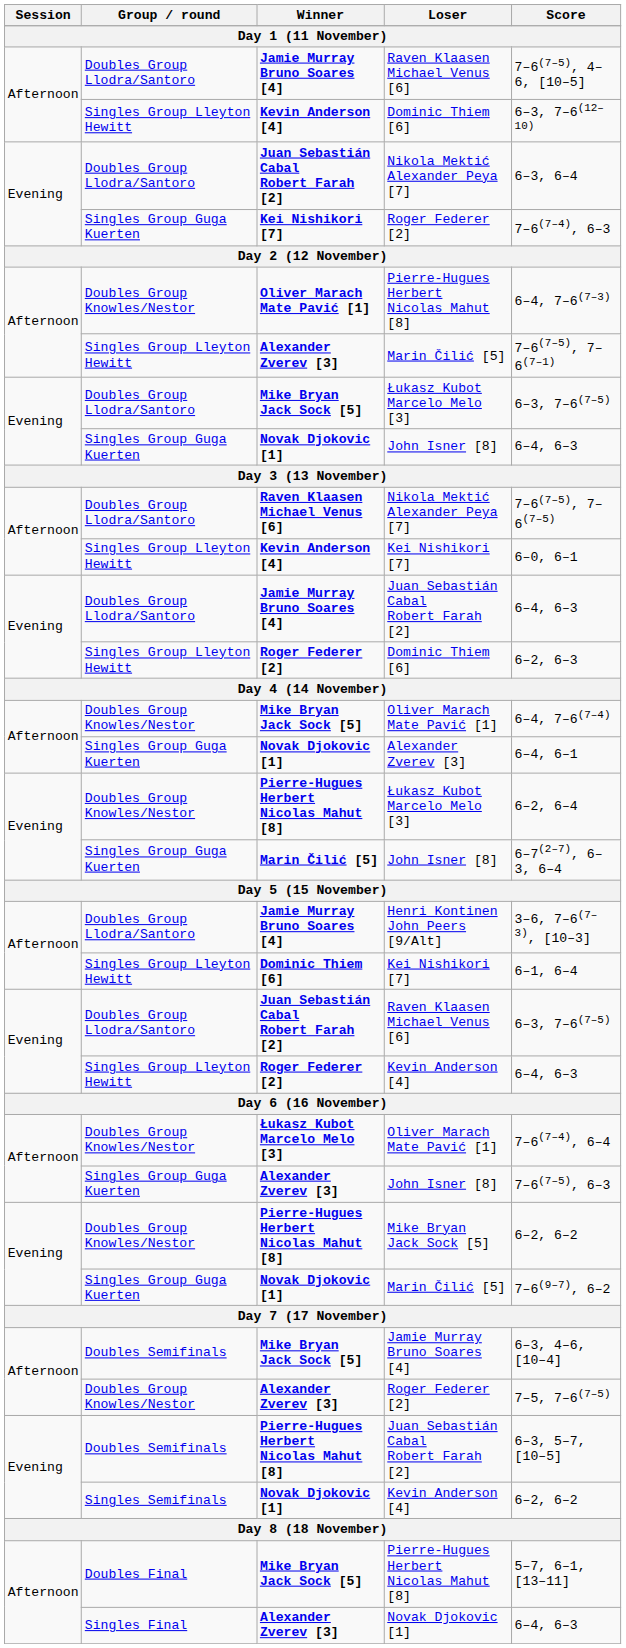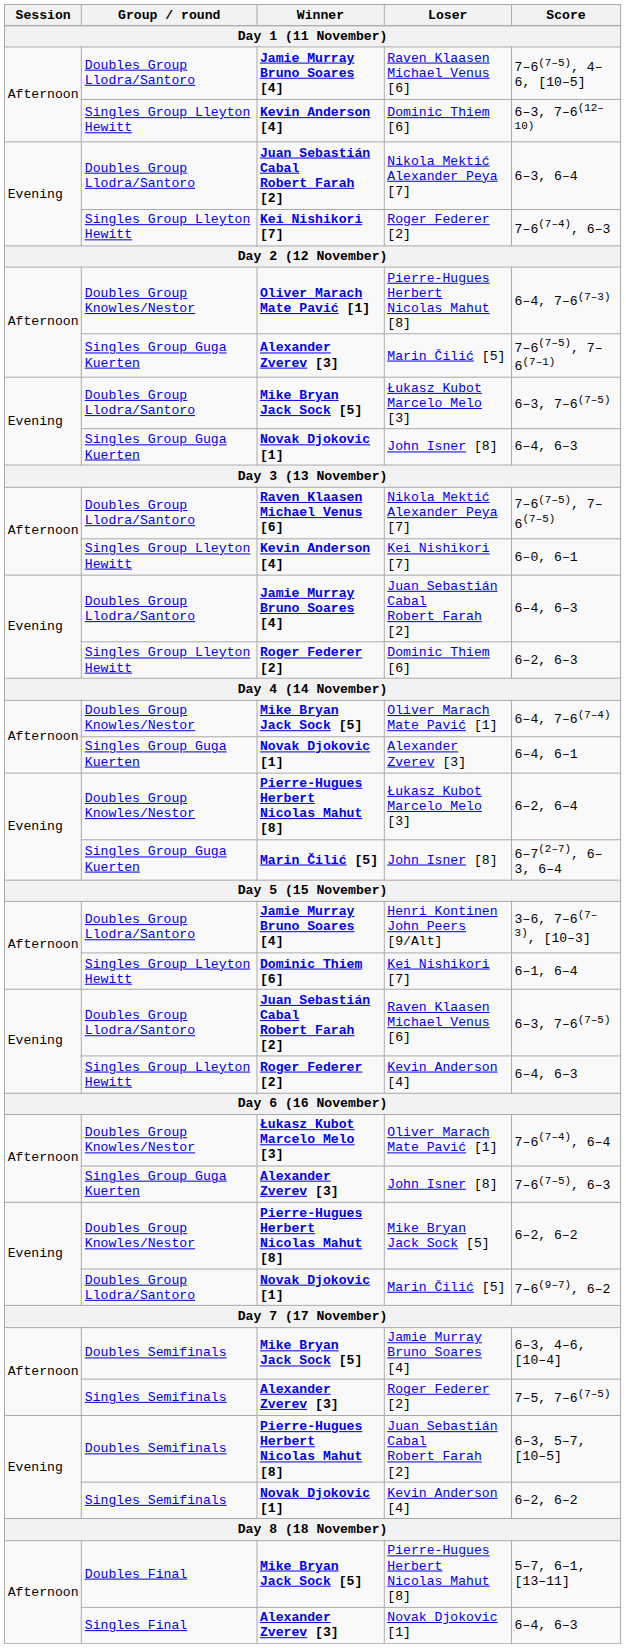(156, 227) Singles Group Guga Kuerten -> (168, 227) Singles Group Lleyton Hewitt
(168, 356) Singles Group Lleyton Hewitt -> (156, 356) Singles Group Guga Kuerten
(156, 1288) Singles Group Guga Kuerten -> (140, 1288) Doubles Group Llodra/Santoro
(140, 1397) Doubles Group Knowles/Nestor -> (156, 1397) Singles Semifinals
